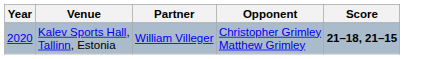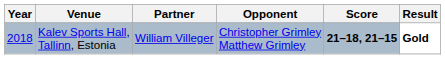+ column: (420, 14)
(20, 38) 2020 -> (20, 38) 2018
